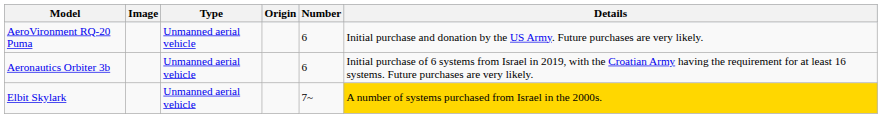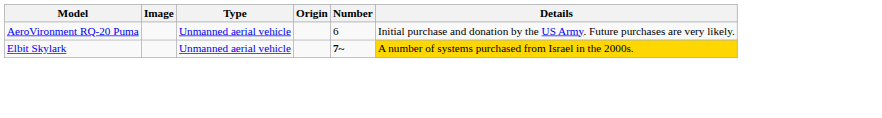- row: (59, 67)
(307, 98) normal -> (339, 48) bold
